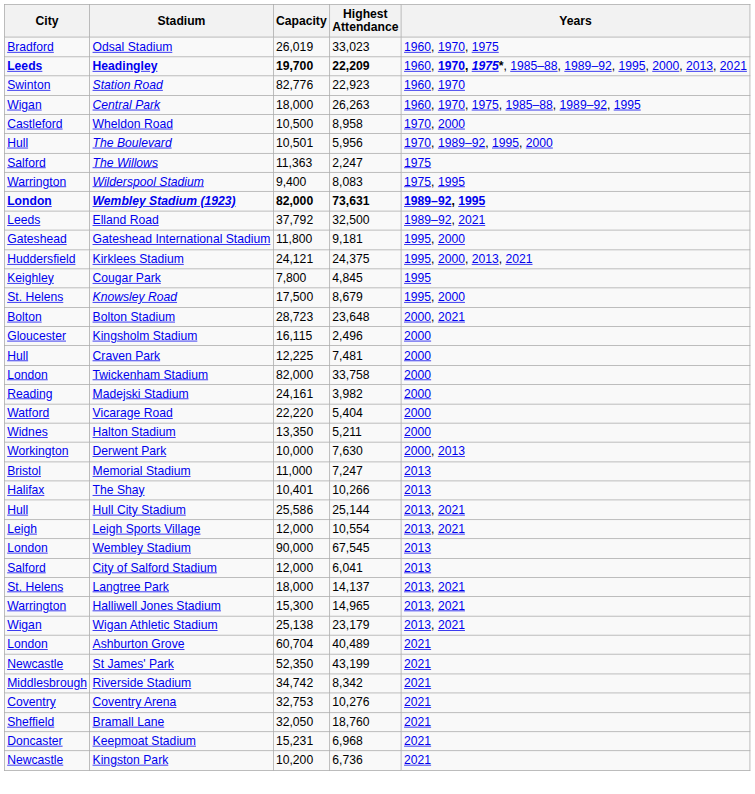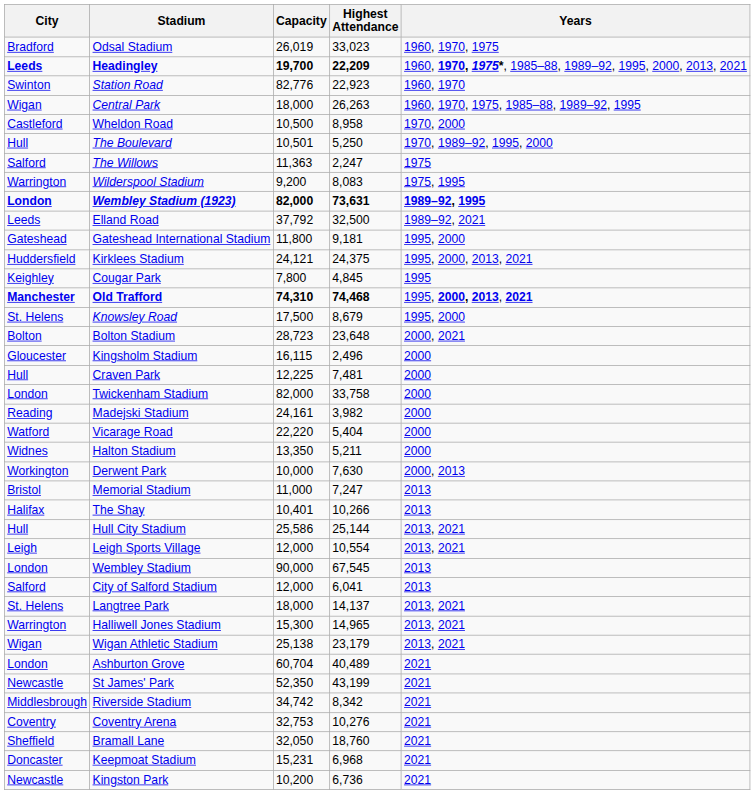(347, 143) 5,956 -> (347, 143) 5,250
(291, 182) 9,400 -> (291, 182) 9,200
+ row: (127, 297)
